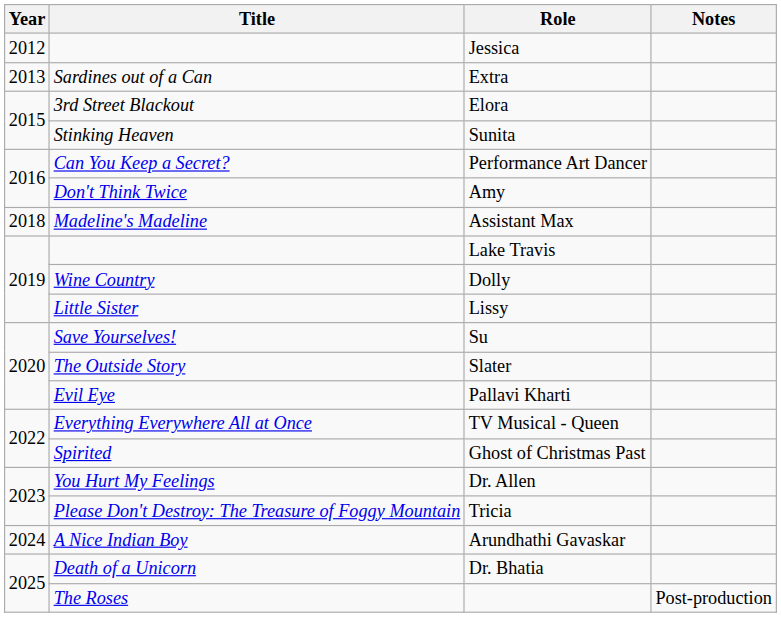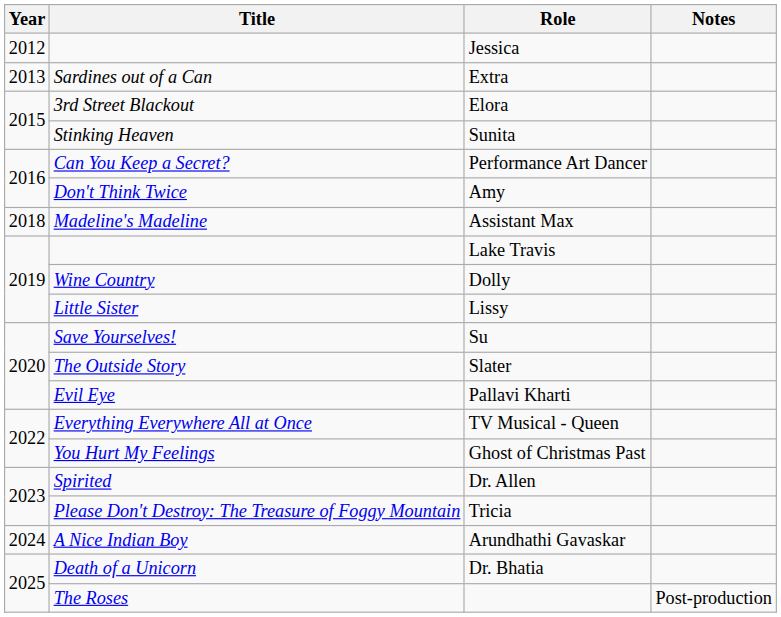(83, 452) Spirited -> (134, 452) You Hurt My Feelings
(134, 481) You Hurt My Feelings -> (83, 481) Spirited
